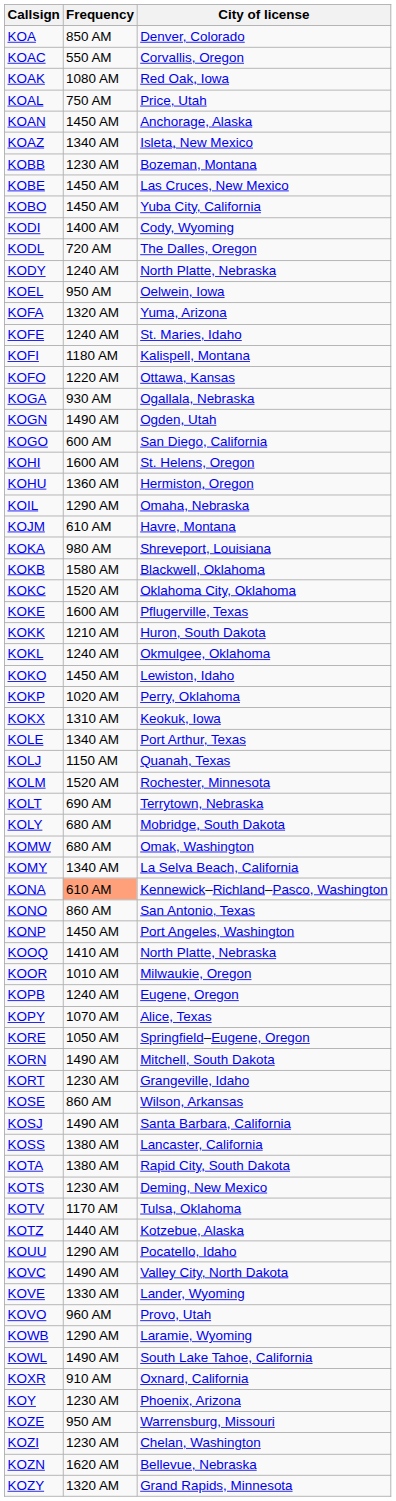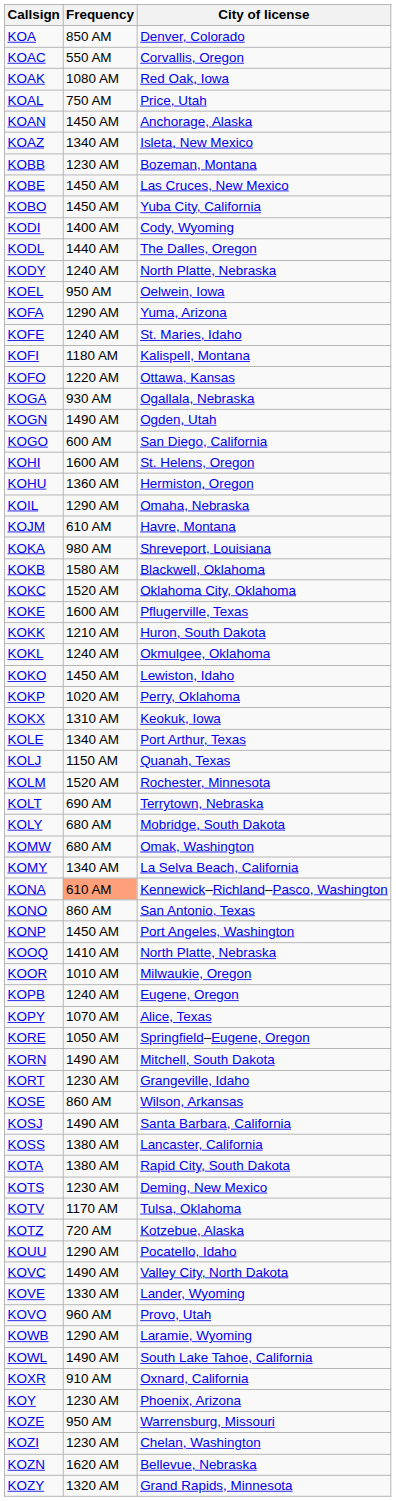(89, 249) 720 AM -> (93, 249) 1440 AM
(93, 313) 1320 AM -> (93, 313) 1290 AM
(93, 1230) 1440 AM -> (89, 1230) 720 AM
